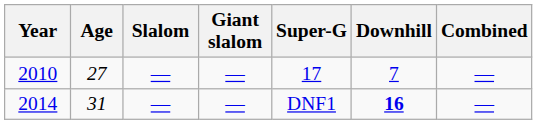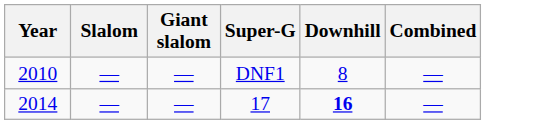- column: (97, 30)
(312, 72) 17 -> (260, 72) DNF1
(394, 72) 7 -> (343, 72) 8
(312, 103) DNF1 -> (260, 103) 17
